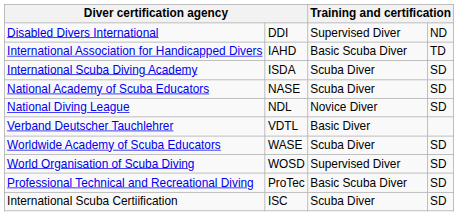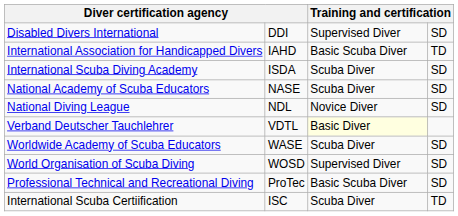(439, 32) ND -> (439, 32) SD
(340, 126) no background -> (340, 126) lightyellow background
(438, 201) SD -> (439, 201) TD
